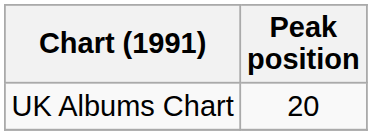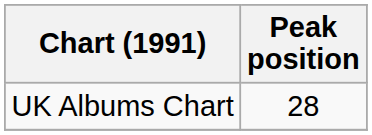(303, 105) 20 -> (303, 105) 28
